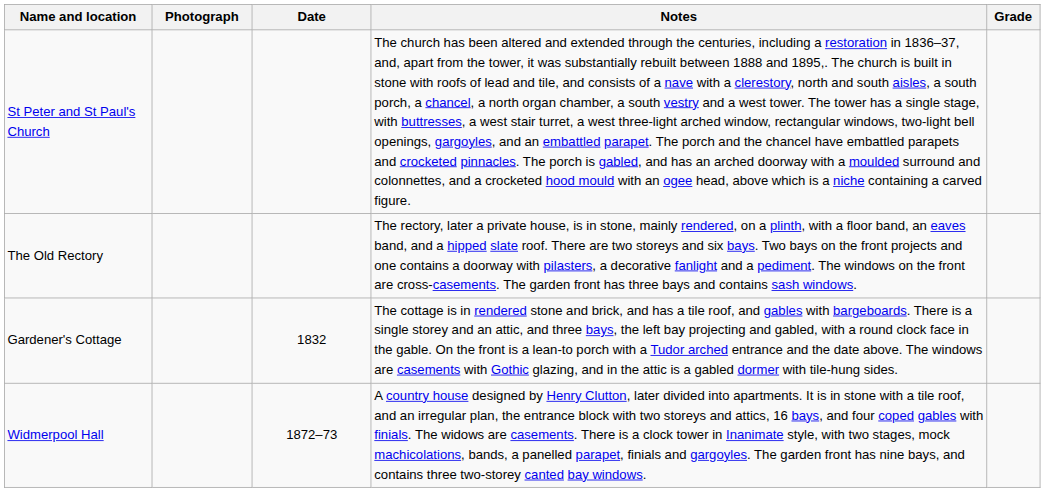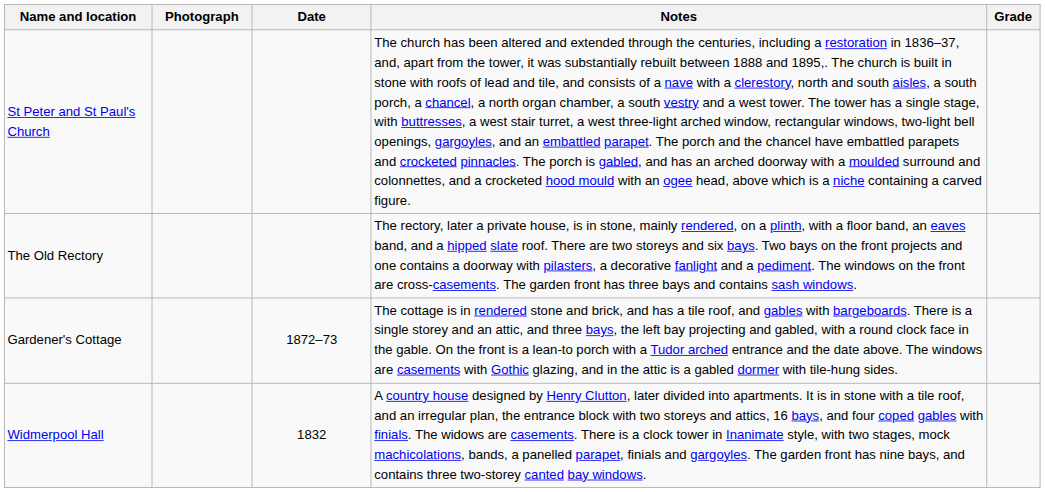(312, 340) 1832 -> (312, 340) 1872–73
(312, 435) 1872–73 -> (312, 435) 1832
